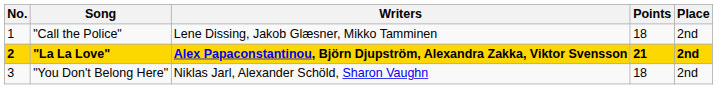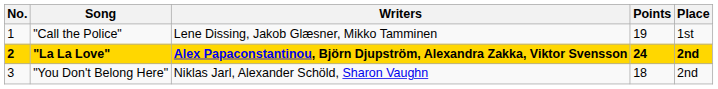(640, 34) 18 -> (640, 34) 19
(687, 34) 2nd -> (685, 34) 1st
(640, 53) 21 -> (640, 53) 24
